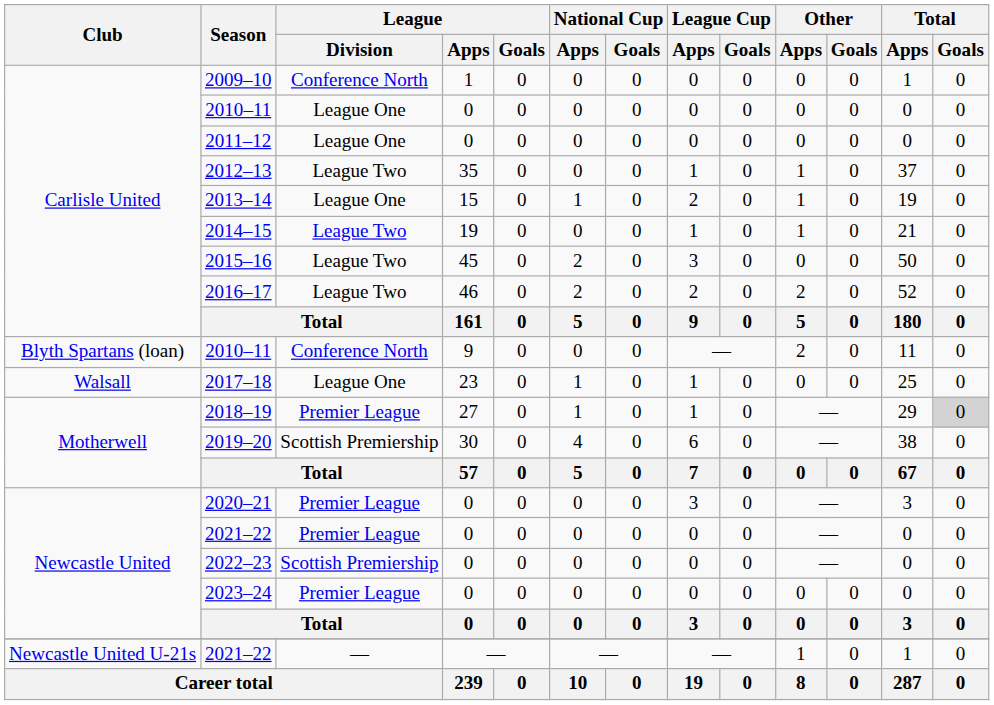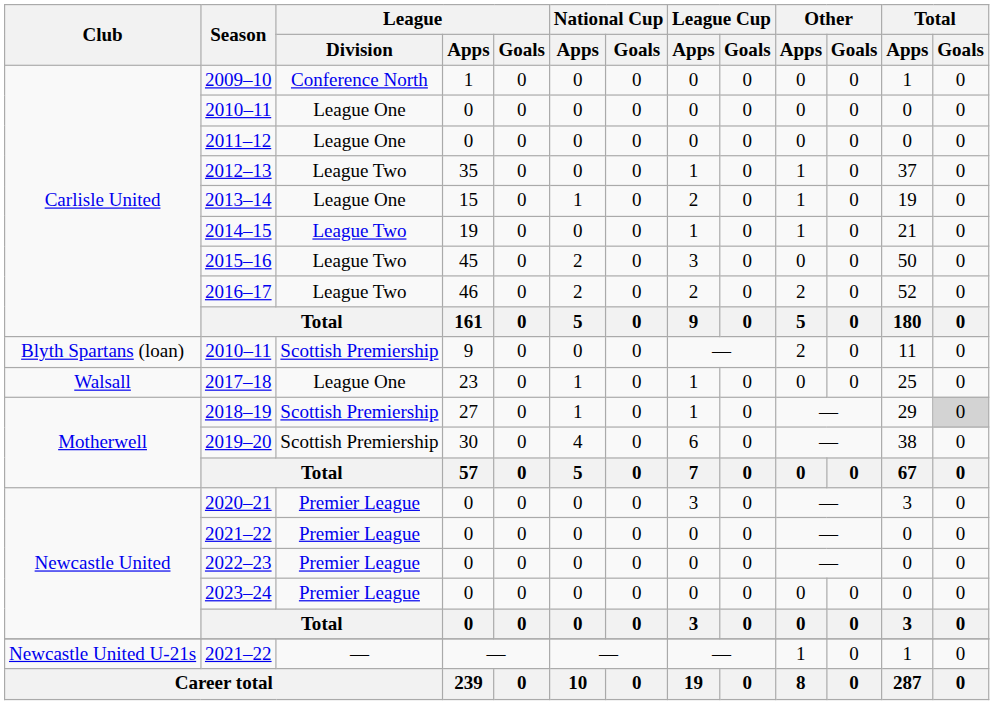(359, 351) Conference North -> (359, 351) Scottish Premiership
(359, 412) Premier League -> (359, 412) Scottish Premiership
(359, 563) Scottish Premiership -> (359, 563) Premier League
